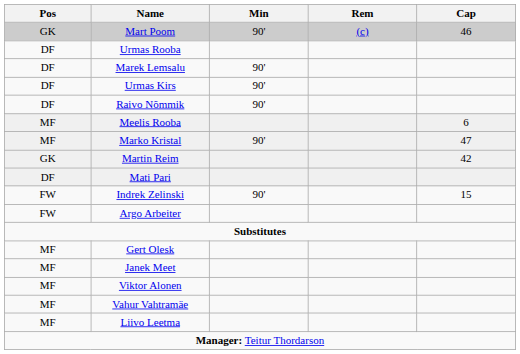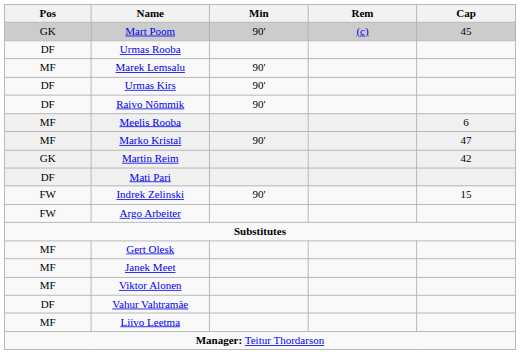(466, 31) 46 -> (466, 31) 45
(48, 67) DF -> (48, 67) MF
(48, 303) MF -> (48, 303) DF
